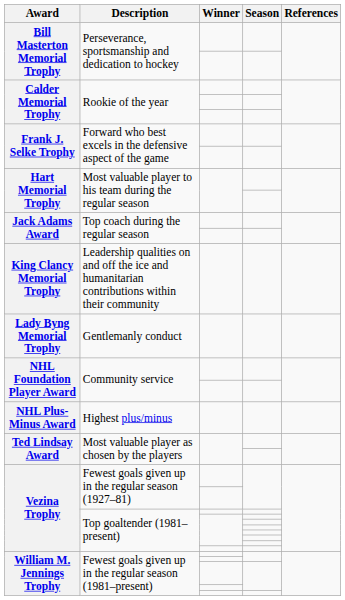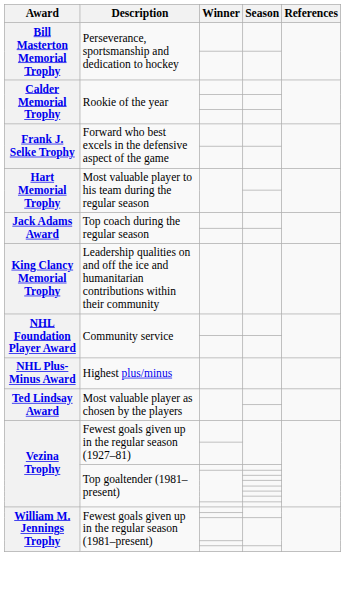- row: (42, 335)
